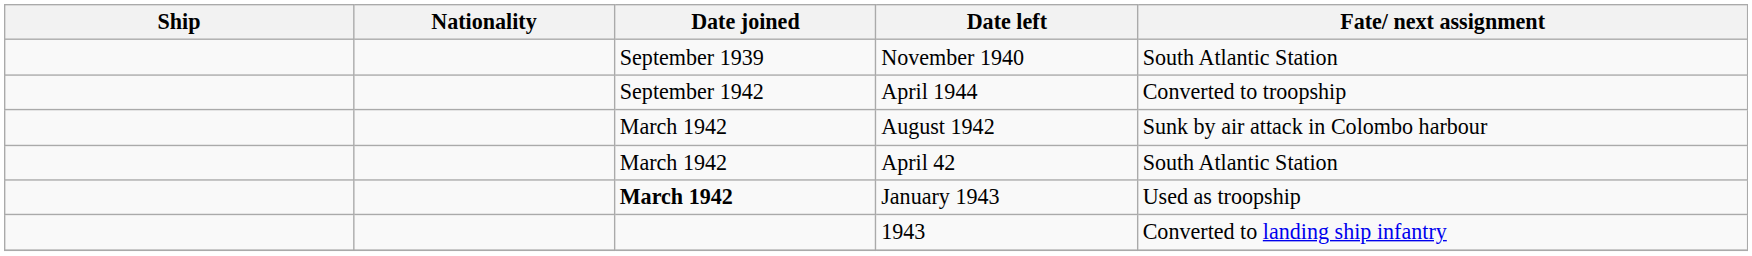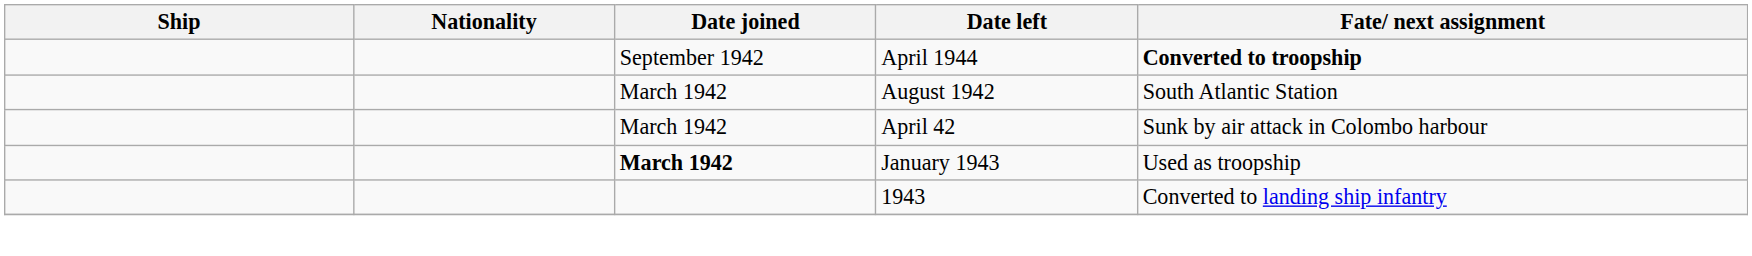- row: (953, 57)
(1244, 92) normal -> (1252, 57) bold
(1315, 127) Sunk by air attack in Colombo harbour -> (1240, 92) South Atlantic Station
(1240, 162) South Atlantic Station -> (1315, 127) Sunk by air attack in Colombo harbour
